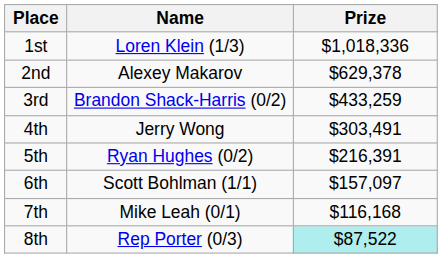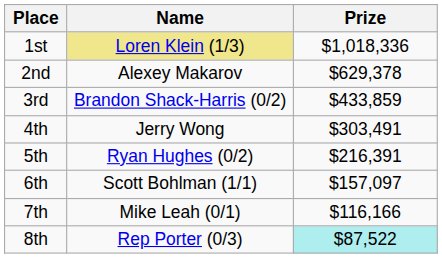(180, 45) no background -> (180, 45) khaki background
(365, 101) $433,259 -> (365, 101) $433,859
(365, 211) $116,168 -> (365, 211) $116,166
